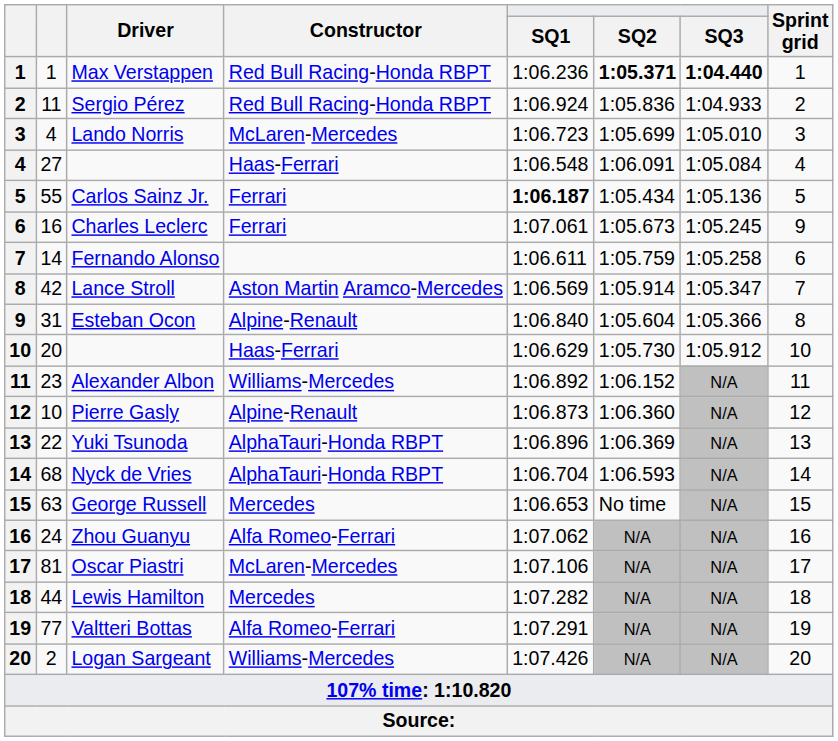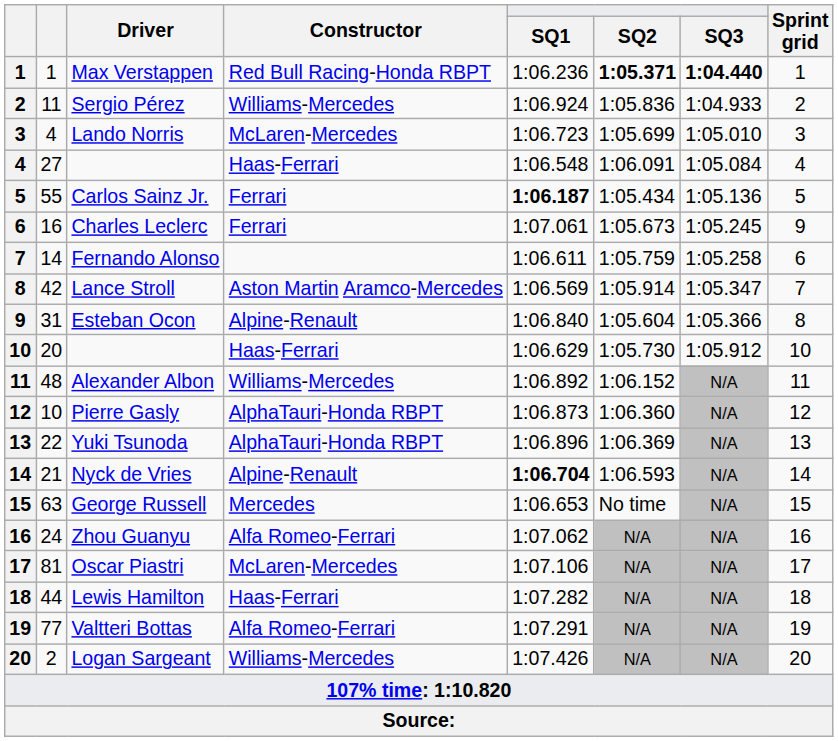(360, 103) Red Bull Racing-Honda RBPT -> (311, 103) Williams-Mercedes
(51, 381) 23 -> (51, 381) 48
(293, 412) Alpine-Renault -> (336, 412) AlphaTauri-Honda RBPT
(51, 474) 68 -> (51, 474) 21
(336, 474) AlphaTauri-Honda RBPT -> (293, 474) Alpine-Renault
(550, 474) normal -> (551, 474) bold
(272, 597) Mercedes -> (284, 597) Haas-Ferrari
